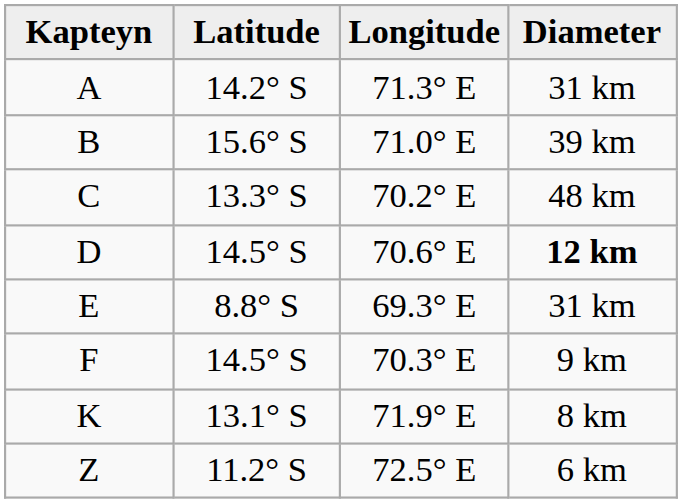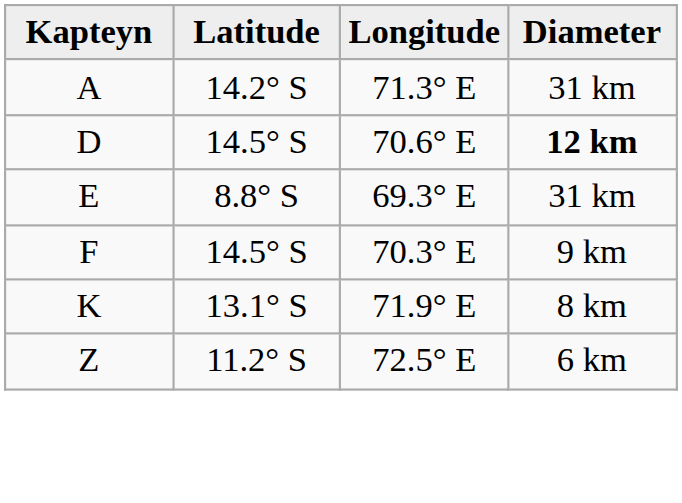- row: (89, 141)
- row: (89, 196)
